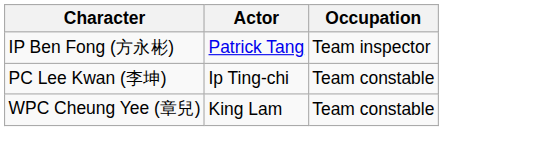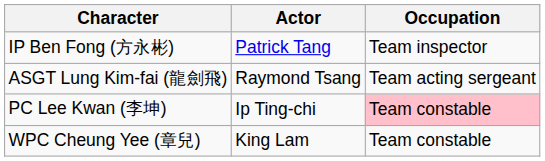+ row: (118, 78)
(373, 78) no background -> (430, 109) pink background
